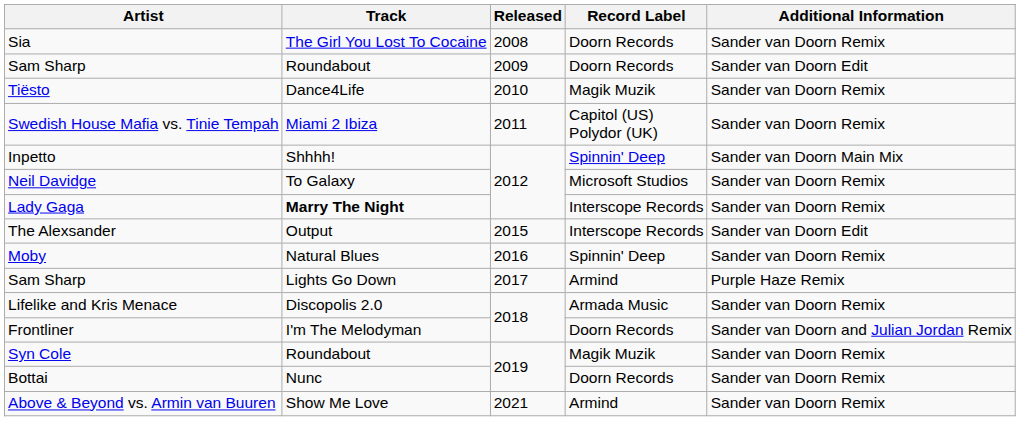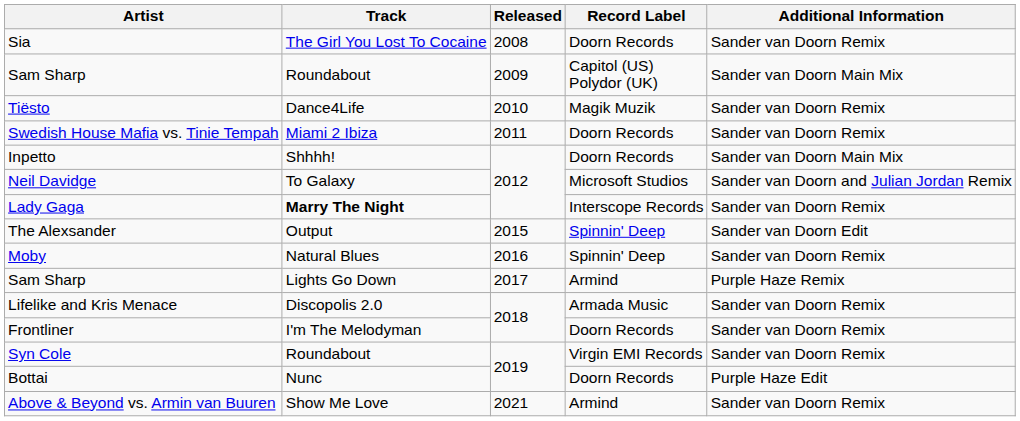(621, 66) Doorn Records -> (613, 74) Capitol (US) Polydor (UK)
(789, 66) Sander van Doorn Edit -> (807, 74) Sander van Doorn Main Mix
(613, 123) Capitol (US) Polydor (UK) -> (621, 132) Doorn Records
(617, 157) Spinnin' Deep -> (621, 157) Doorn Records
(798, 181) Sander van Doorn Remix -> (861, 181) Sander van Doorn and Julian Jordan Remix
(636, 231) Interscope Records -> (617, 231) Spinnin' Deep
(861, 329) Sander van Doorn and Julian Jordan Remix -> (798, 329) Sander van Doorn Remix
(612, 354) Magik Muzik -> (636, 354) Virgin EMI Records
(798, 378) Sander van Doorn Remix -> (769, 378) Purple Haze Edit
